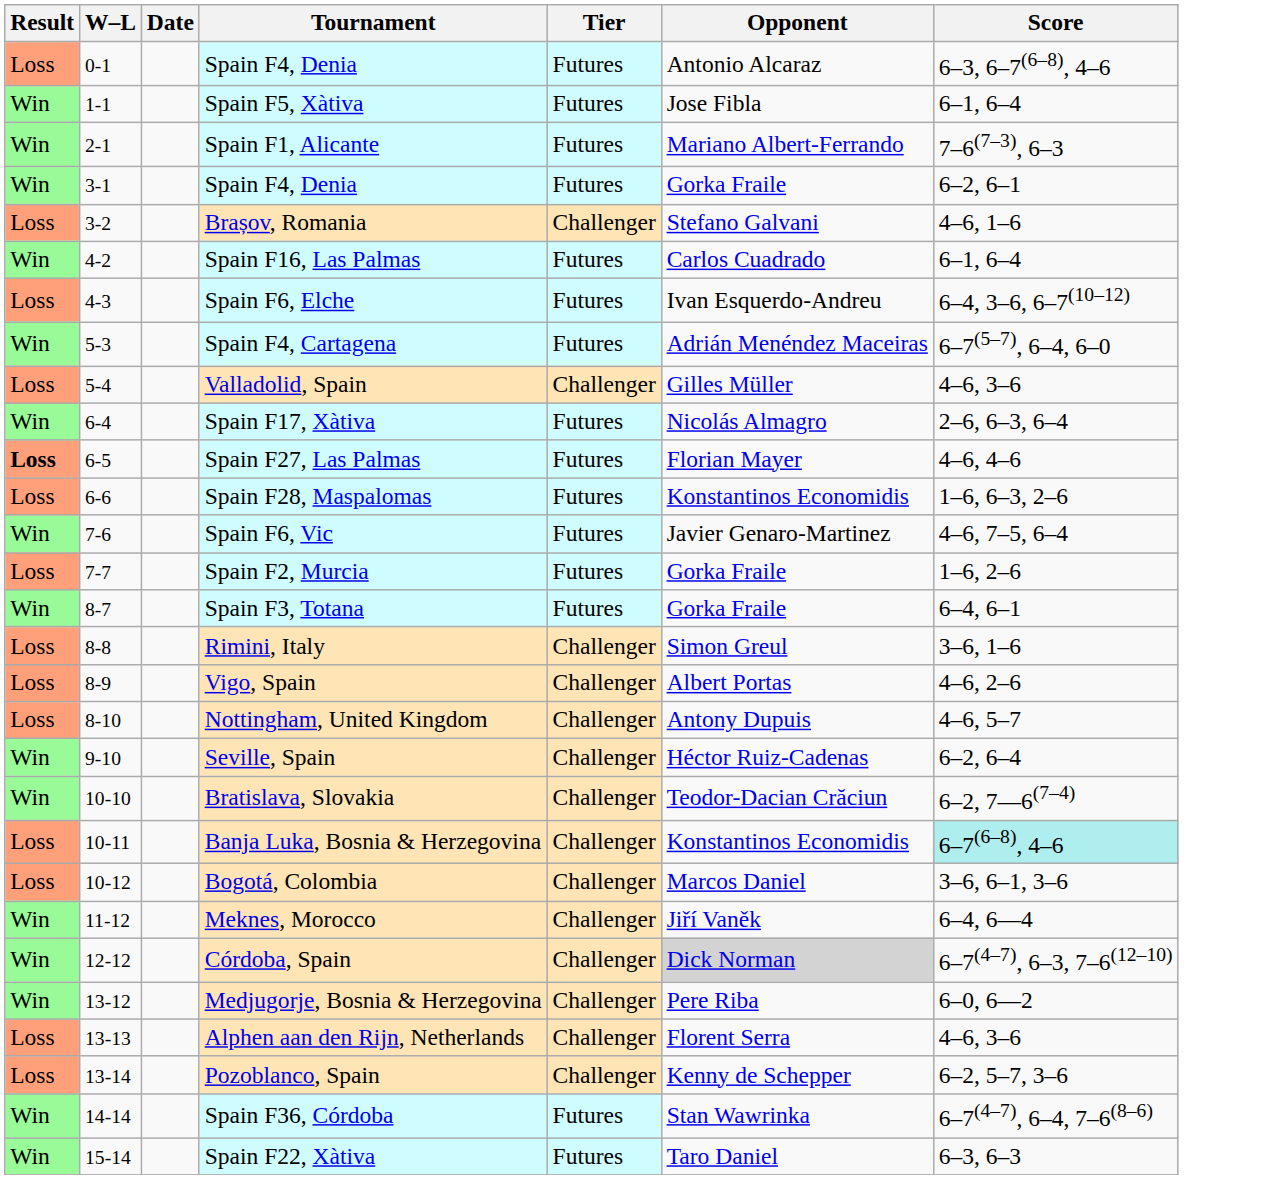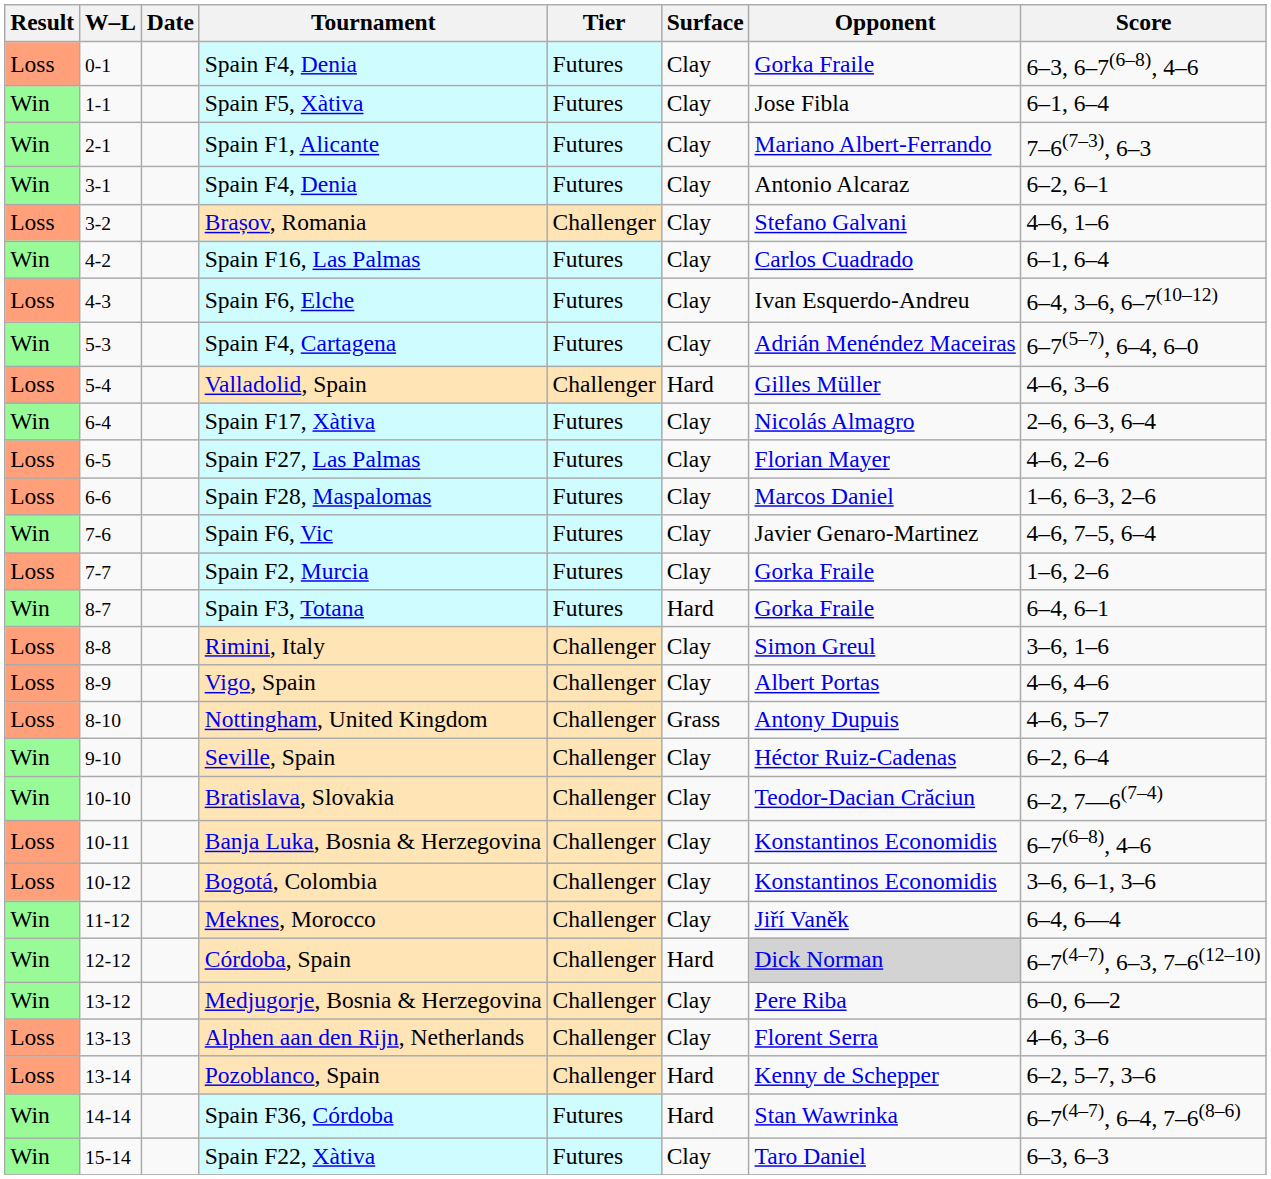+ column: (705, 23)
(744, 63) Antonio Alcaraz -> (814, 63) Gorka Fraile
(726, 185) Gorka Fraile -> (832, 185) Antonio Alcaraz
(33, 458) bold -> (32, 458) normal
(980, 458) 4–6, 4–6 -> (1068, 458) 4–6, 2–6
(788, 496) Konstantinos Economidis -> (824, 496) Marcos Daniel
(980, 682) 4–6, 2–6 -> (1068, 682) 4–6, 4–6
(1001, 841) paleturquoise background -> (1089, 841) no background
(736, 881) Marcos Daniel -> (876, 881) Konstantinos Economidis
